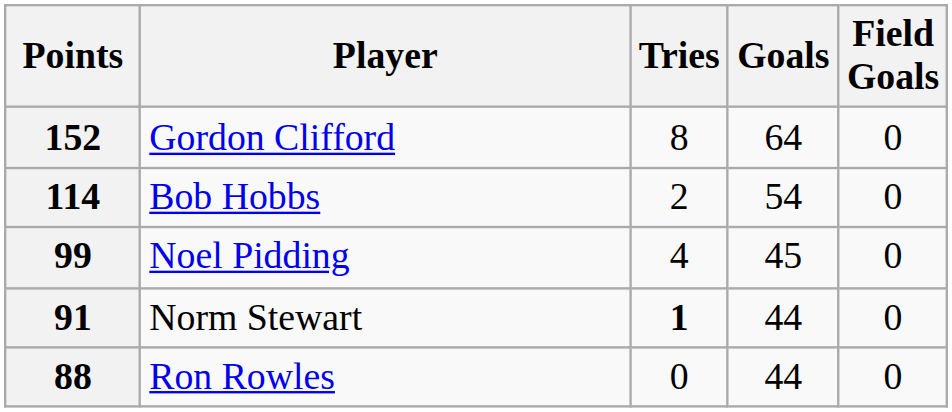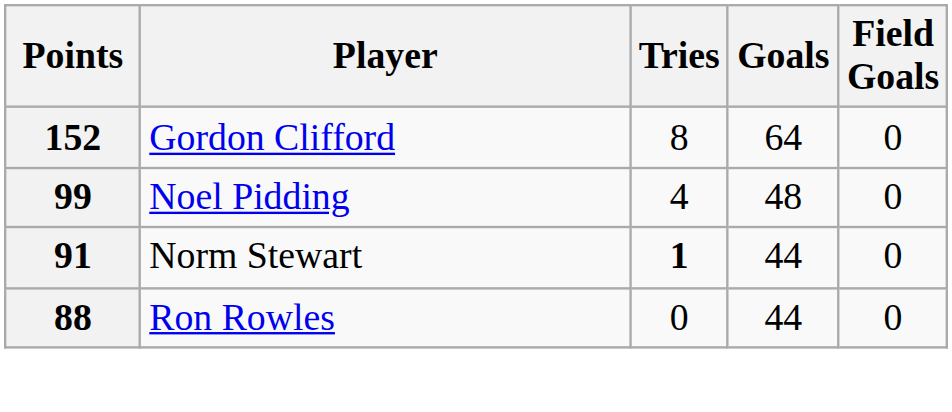- row: (73, 196)
(783, 256) 45 -> (783, 196) 48
